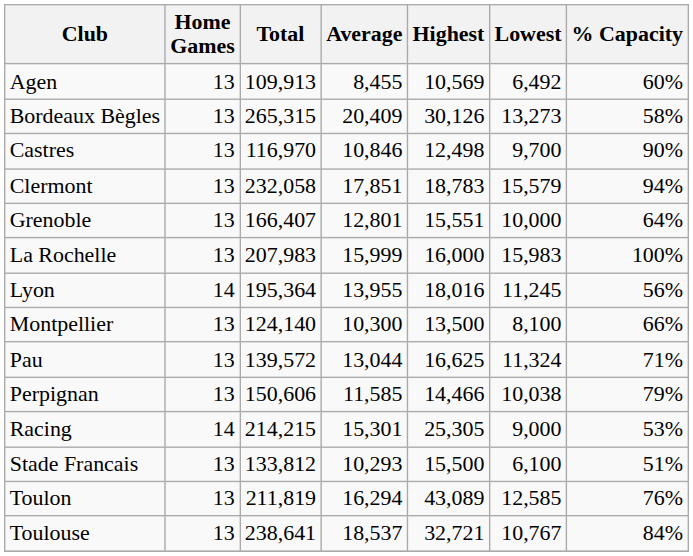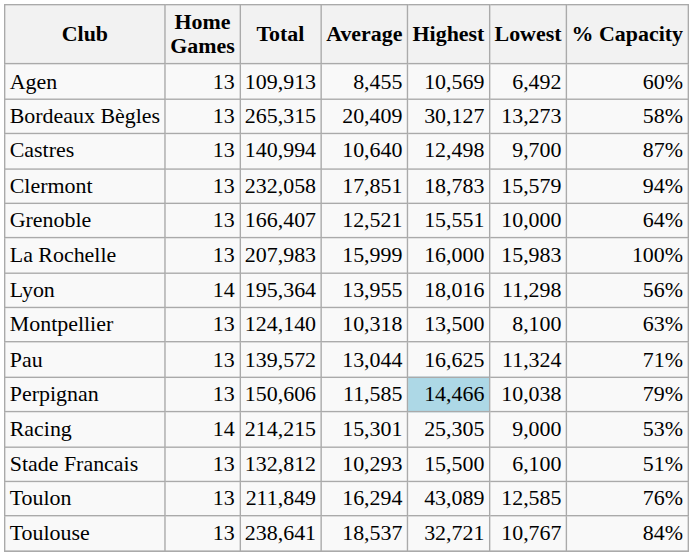(454, 116) 30,126 -> (454, 116) 30,127
(281, 150) 116,970 -> (280, 150) 140,994
(372, 150) 10,846 -> (372, 150) 10,640
(663, 150) 90% -> (663, 150) 87%
(372, 220) 12,801 -> (372, 220) 12,521
(532, 289) 11,245 -> (532, 289) 11,298
(372, 324) 10,300 -> (372, 324) 10,318
(663, 324) 66% -> (663, 324) 63%
(454, 394) no background -> (454, 394) lightblue background
(280, 463) 133,812 -> (280, 463) 132,812
(281, 498) 211,819 -> (281, 498) 211,849
